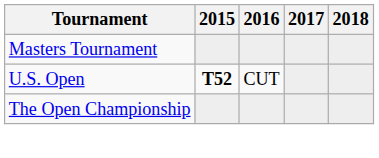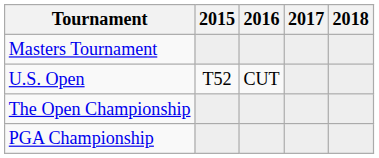(217, 79) bold -> (217, 79) normal
+ row: (81, 138)
